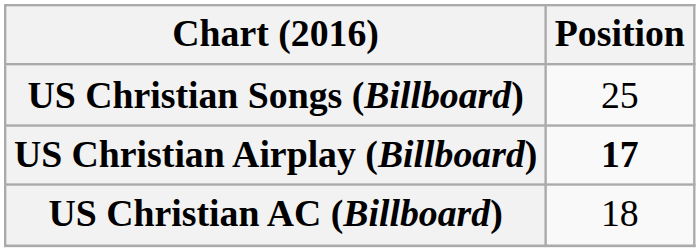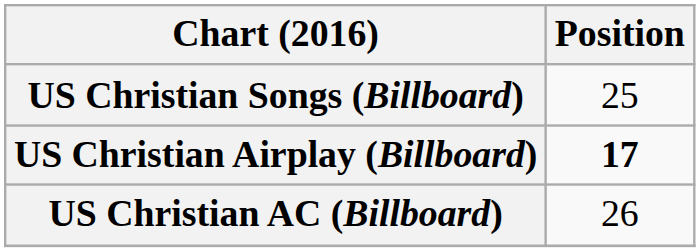(620, 214) 18 -> (620, 214) 26
